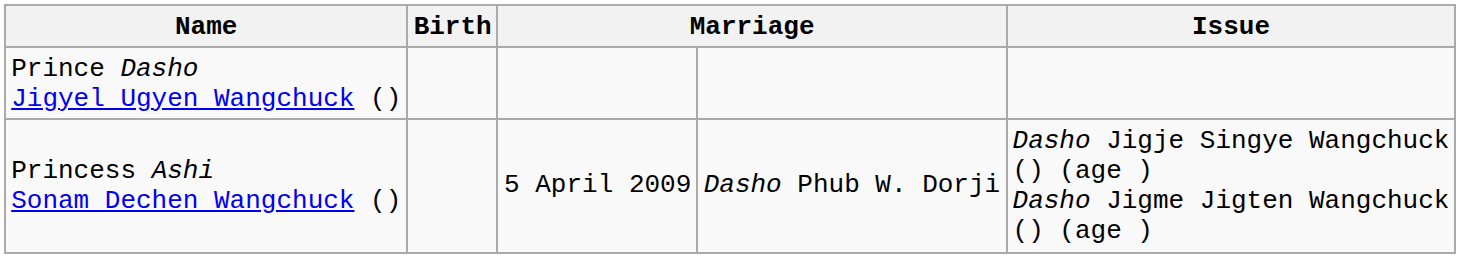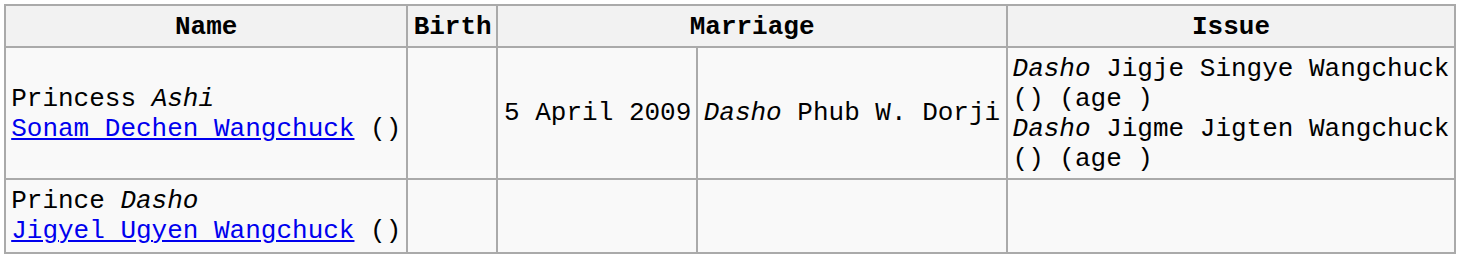rows swapped: (206, 186) <-> (206, 84)
